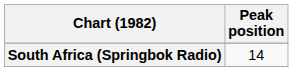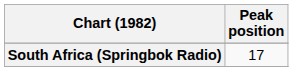(256, 54) 14 -> (256, 54) 17
